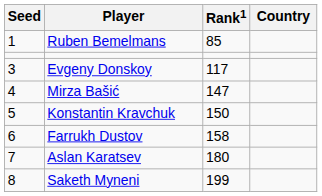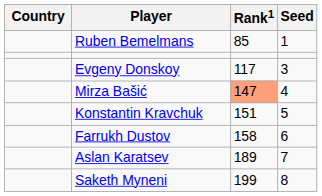columns swapped: (283, 17) <-> (24, 17)
(218, 91) no background -> (245, 91) lightsalmon background
(218, 114) 150 -> (245, 114) 151
(218, 158) 180 -> (245, 158) 189
